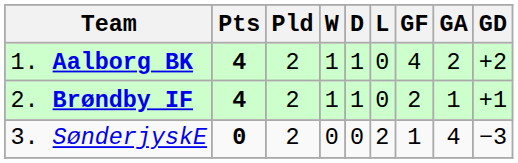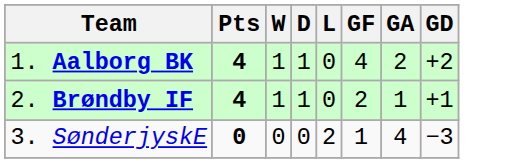- column: (293, 24)
